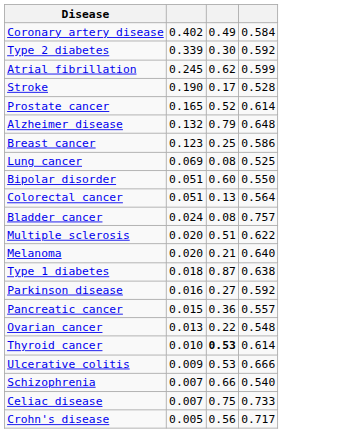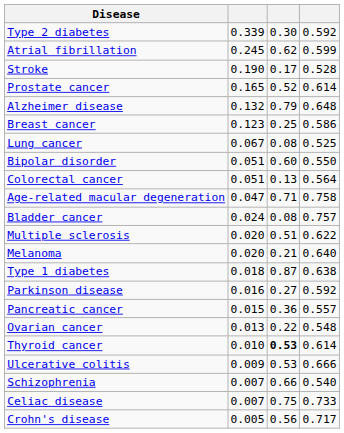- row: (85, 32)
(186, 161) 0.069 -> (247, 143) 0.067
+ row: (116, 198)
